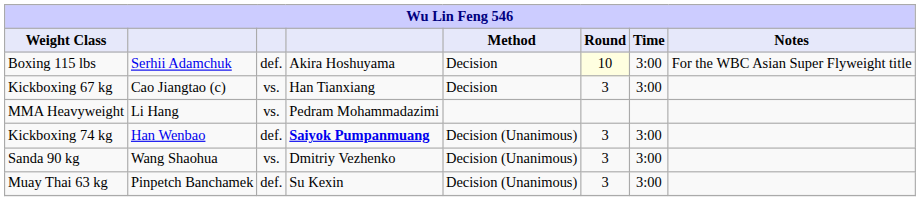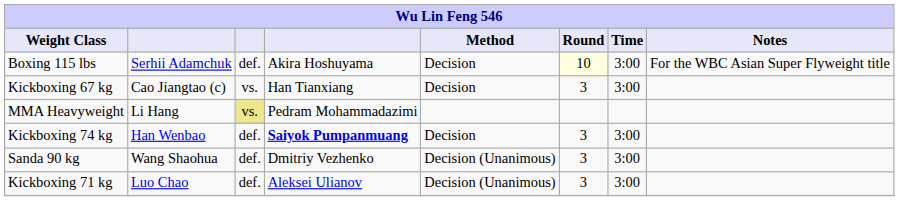(271, 111) no background -> (250, 111) khaki background
(512, 135) Decision (Unanimous) -> (450, 135) Decision
(271, 159) vs. -> (250, 159) def.
- row: (58, 183)
+ row: (60, 183)
